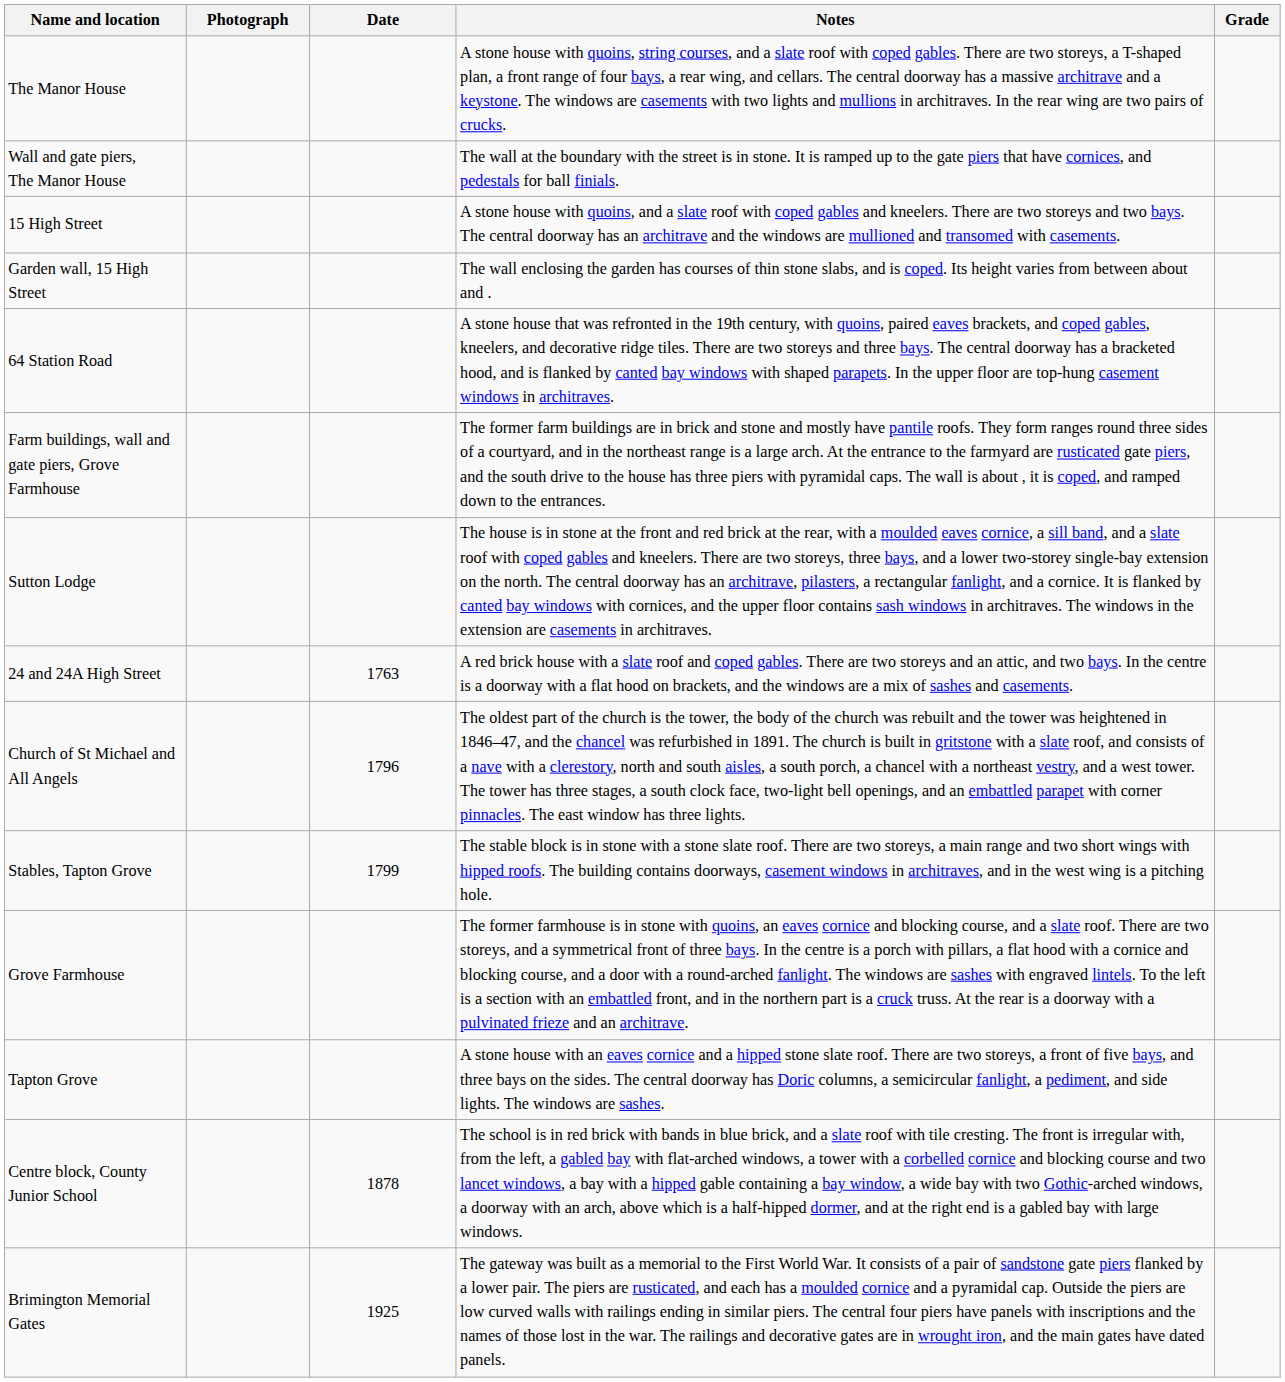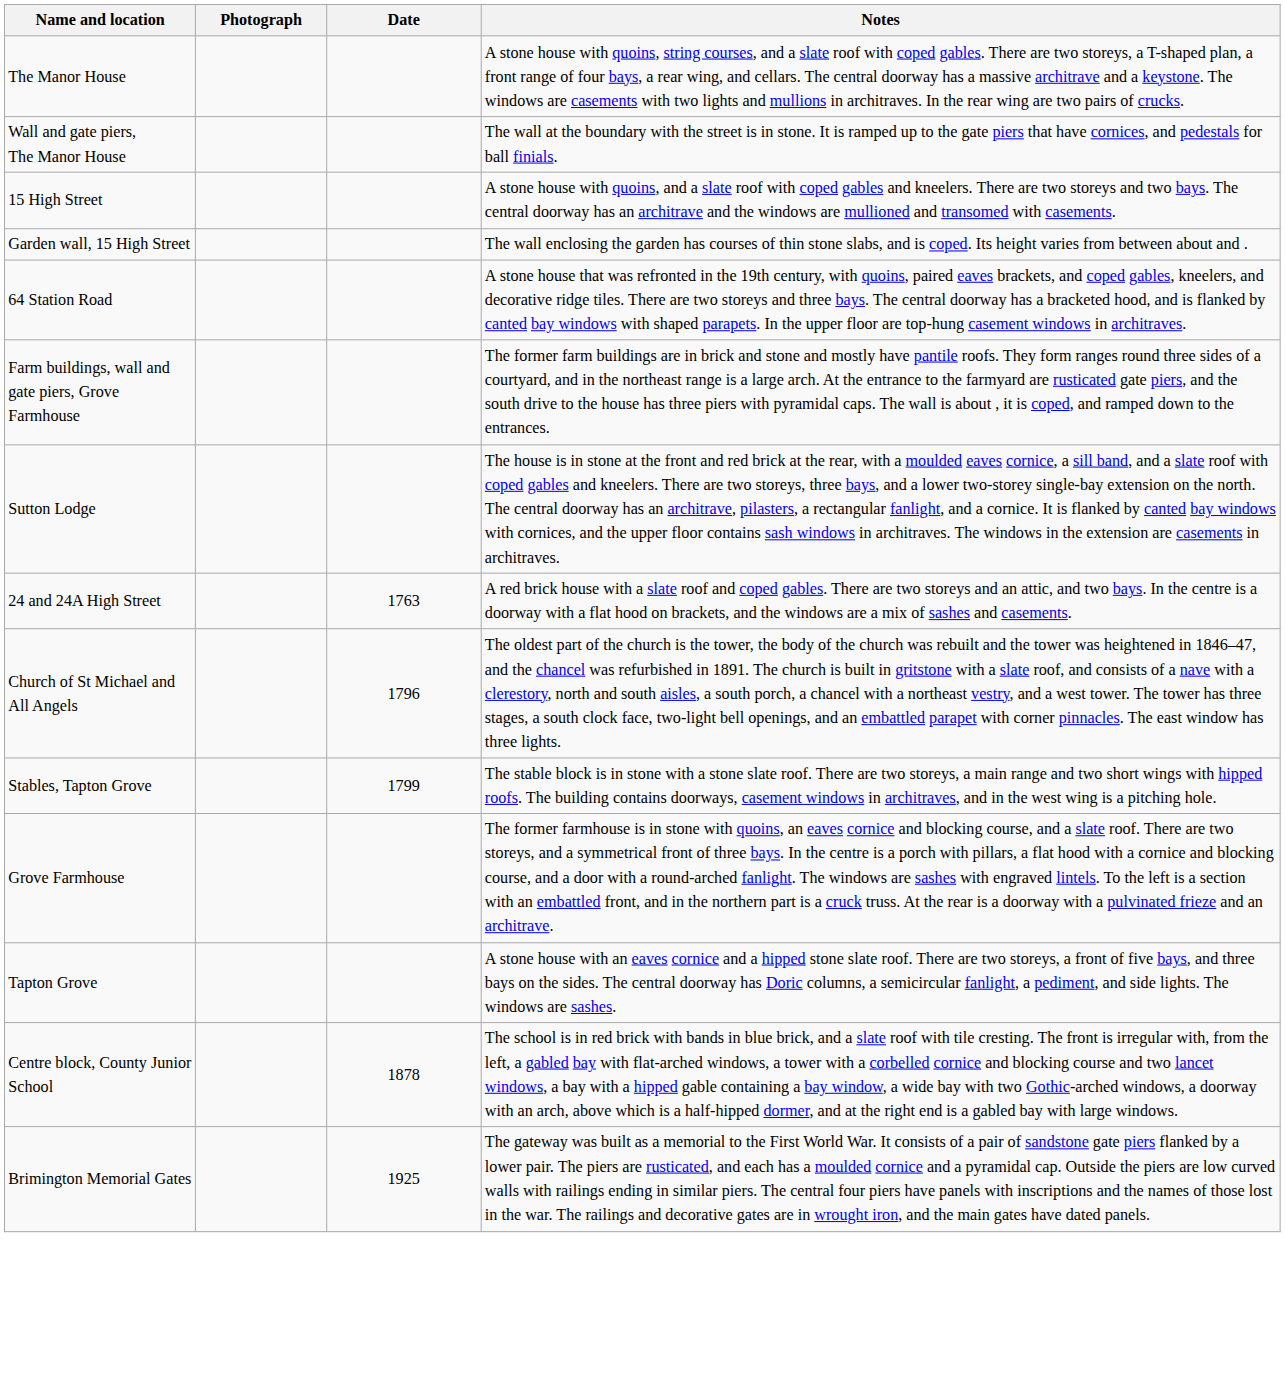- column: (1247, 20)
